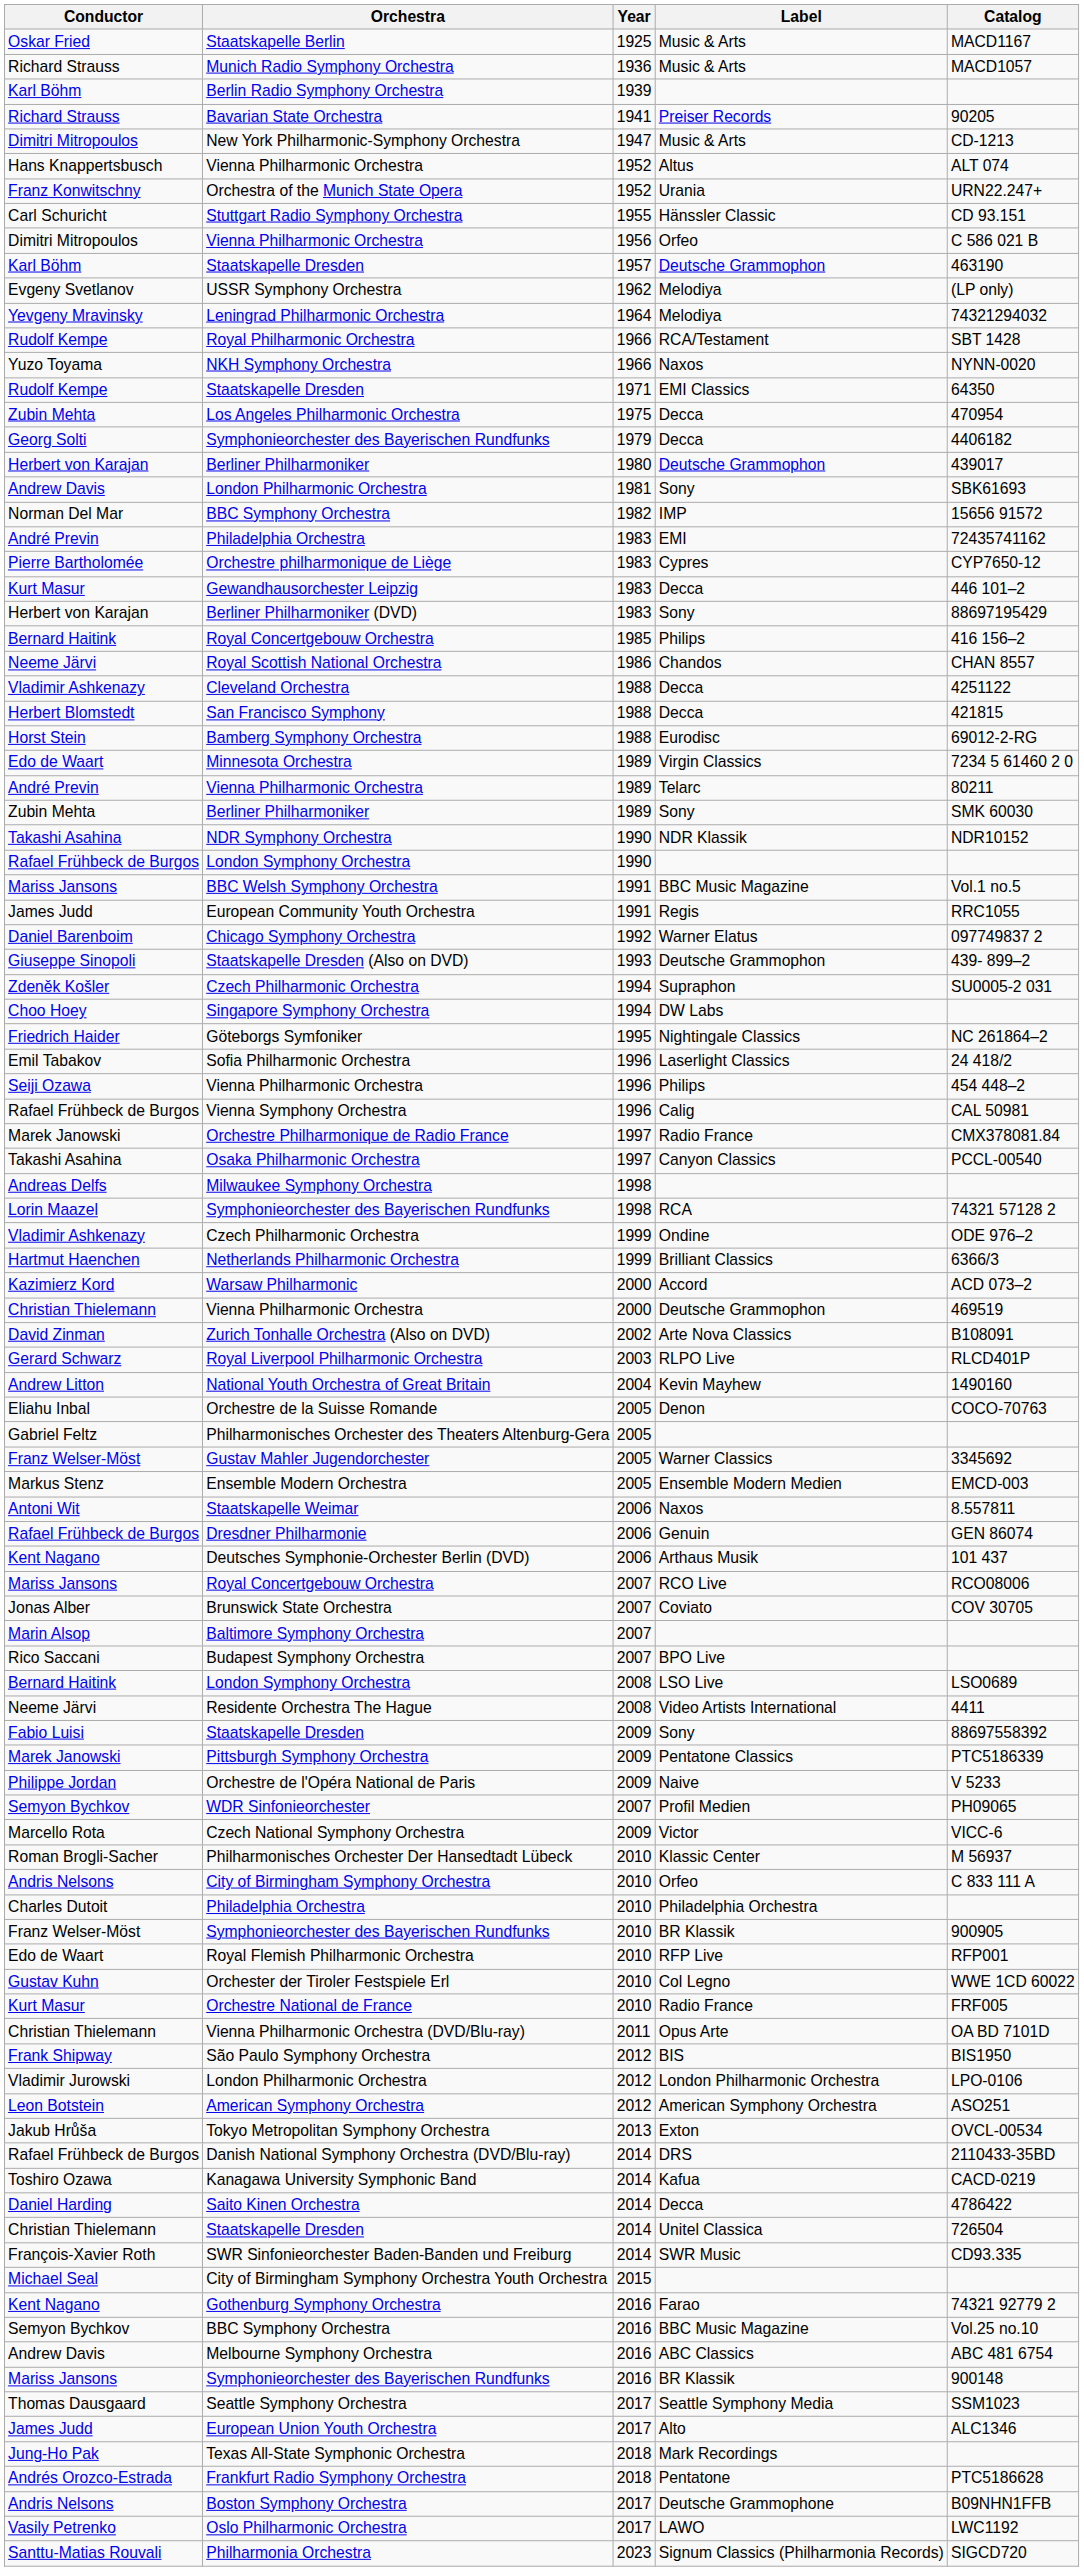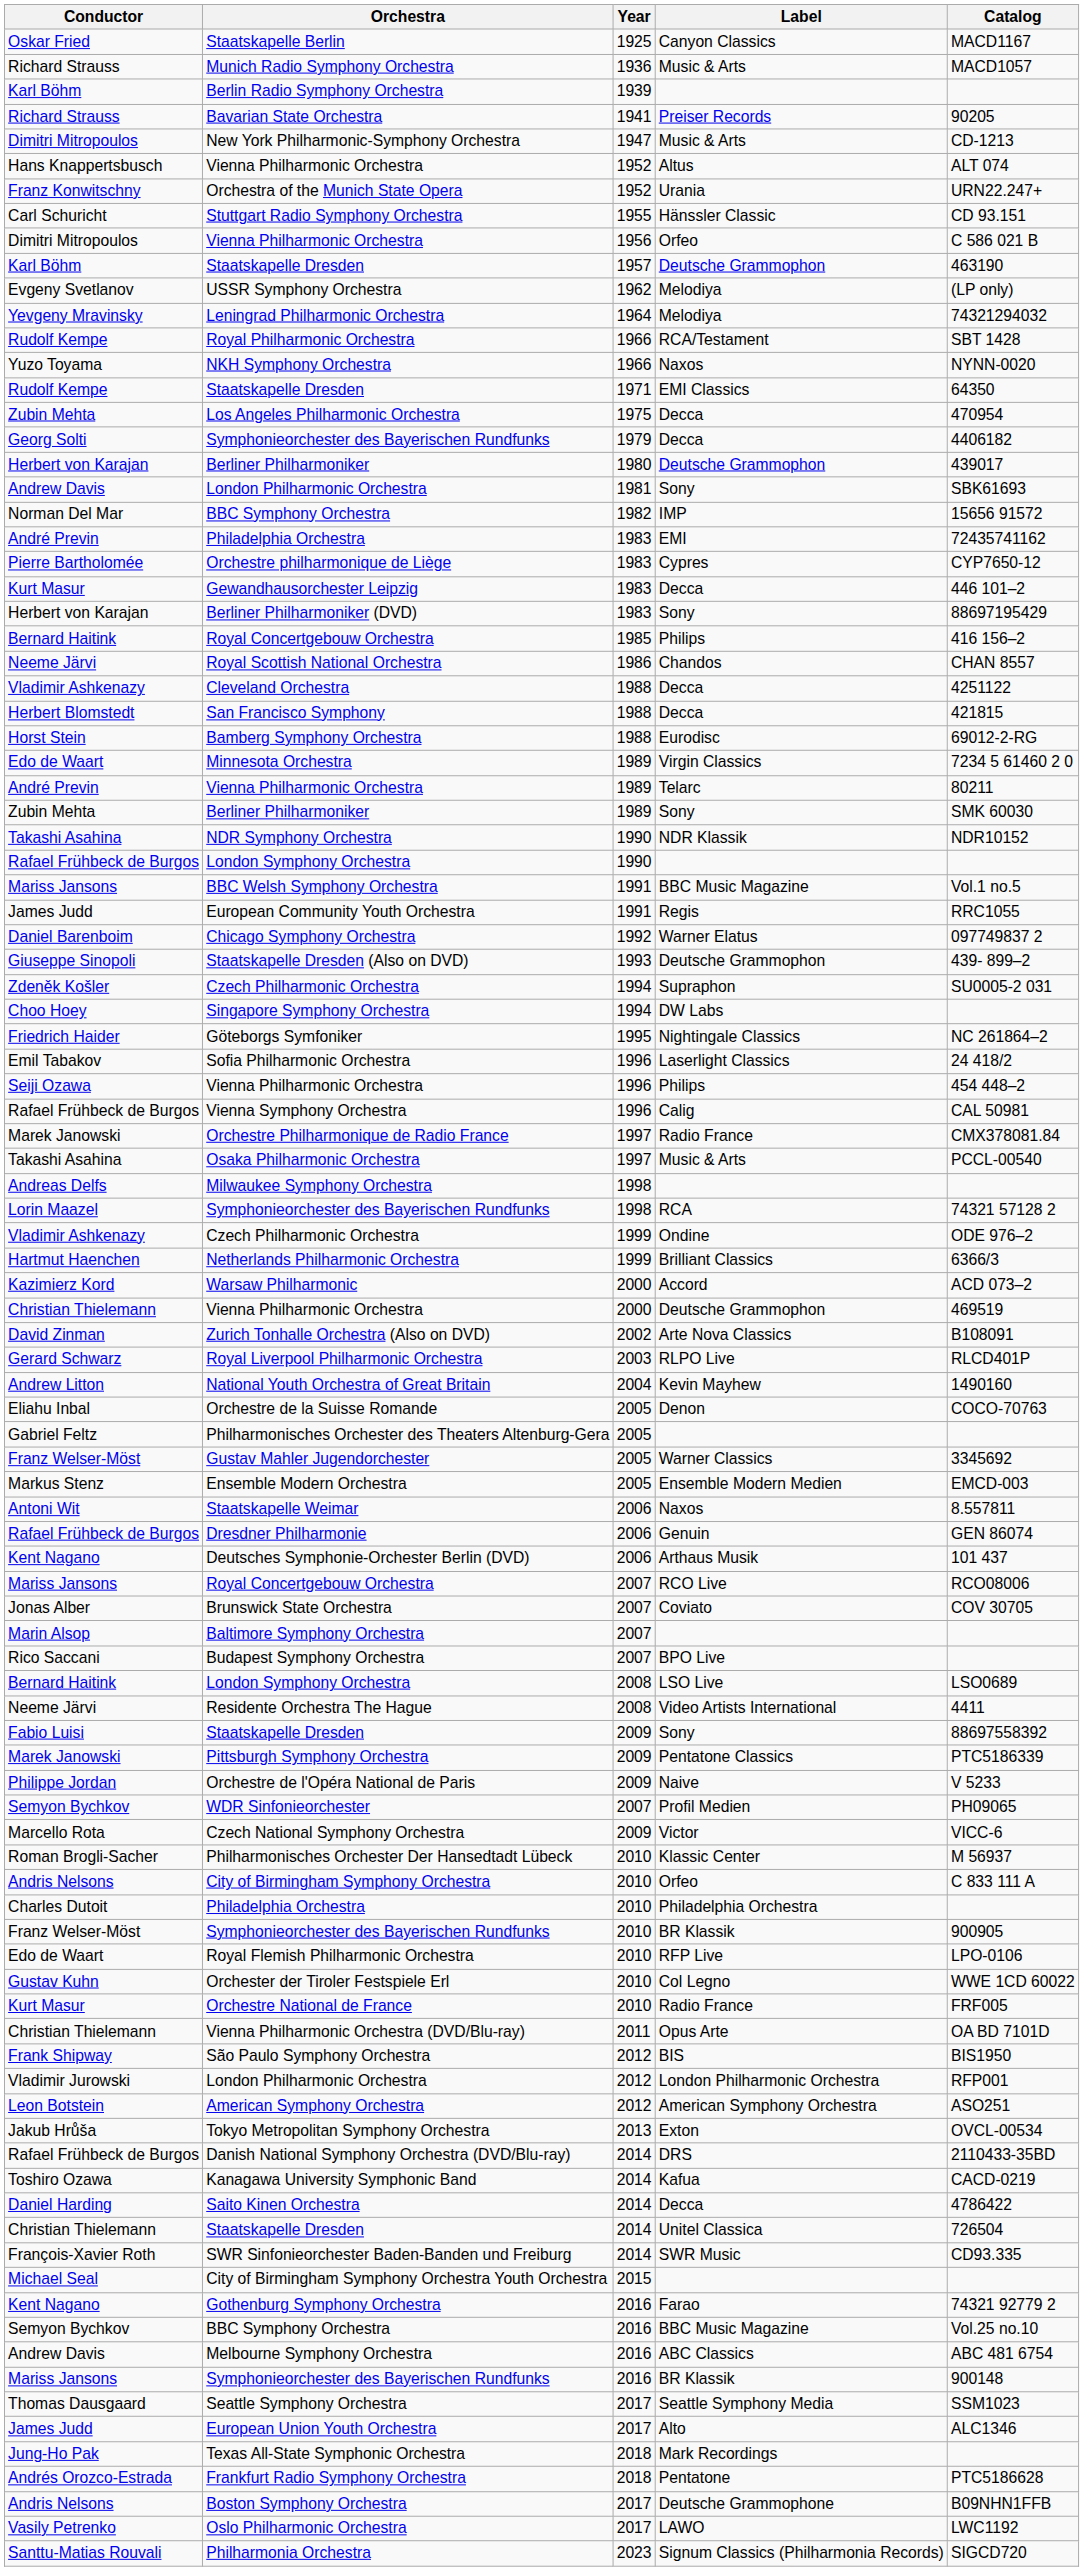(702, 41) Music & Arts -> (717, 41) Canyon Classics
(717, 1160) Canyon Classics -> (702, 1160) Music & Arts
(980, 1956) RFP001 -> (987, 1956) LPO-0106
(987, 2080) LPO-0106 -> (980, 2080) RFP001
